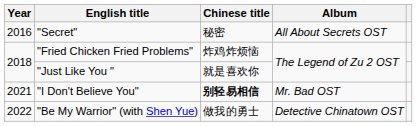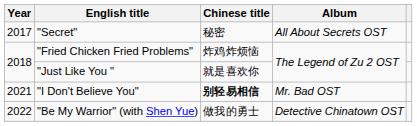(19, 32) 2016 -> (19, 32) 2017
